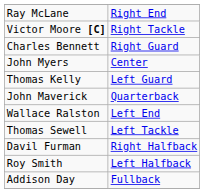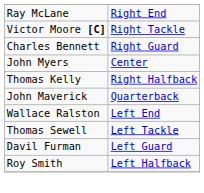(142, 80) Left Guard -> (154, 80) Right Halfback
(154, 147) Right Halfback -> (142, 147) Left Guard
- row: (41, 180)
